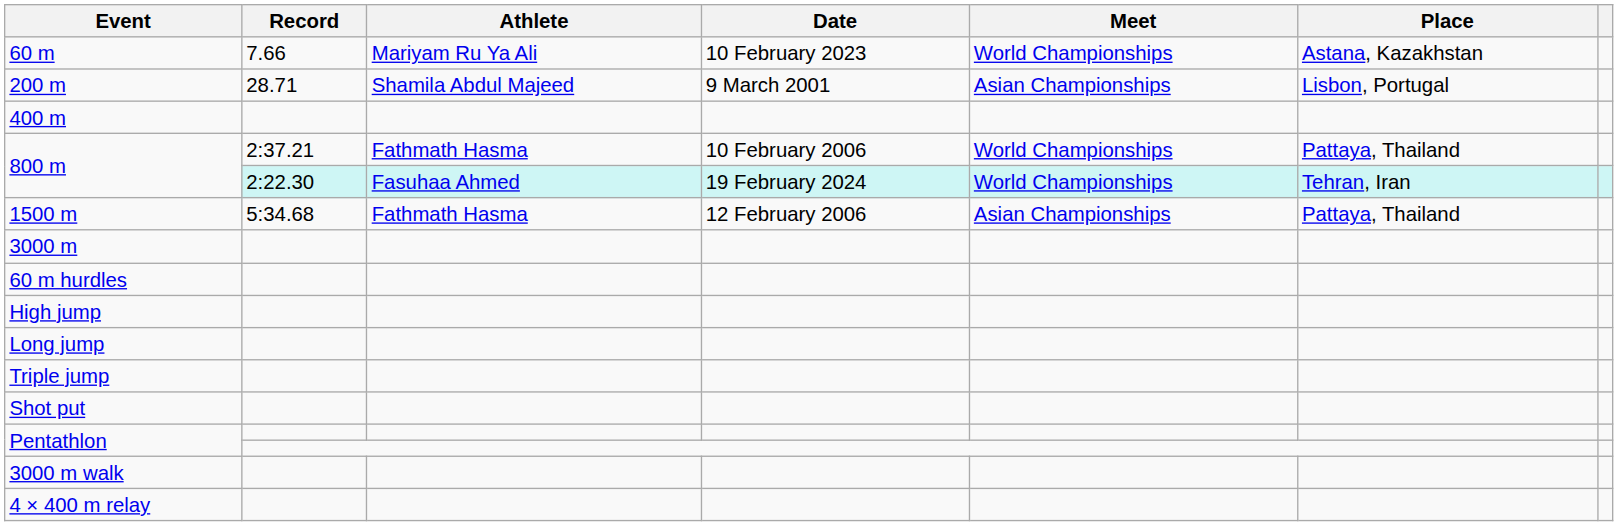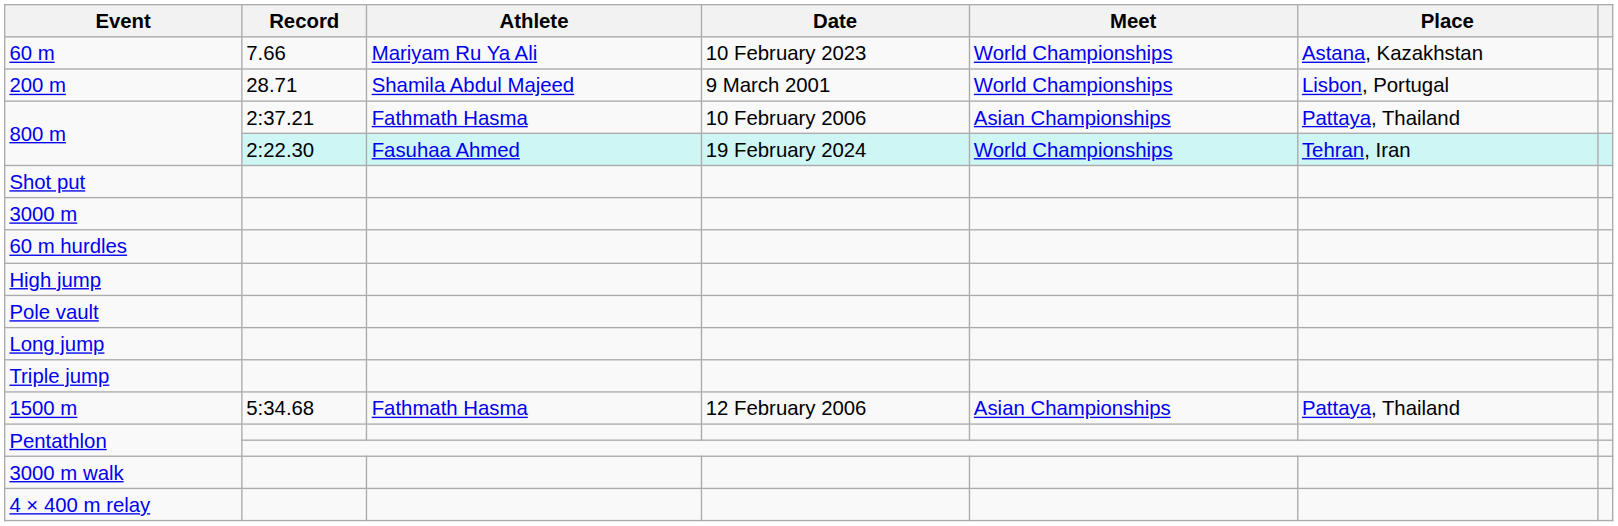(1072, 85) Asian Championships -> (1073, 85) World Championships
- row: (38, 118)
(1073, 150) World Championships -> (1072, 118) Asian Championships
rows swapped: (43, 214) <-> (47, 408)
+ row: (54, 311)
